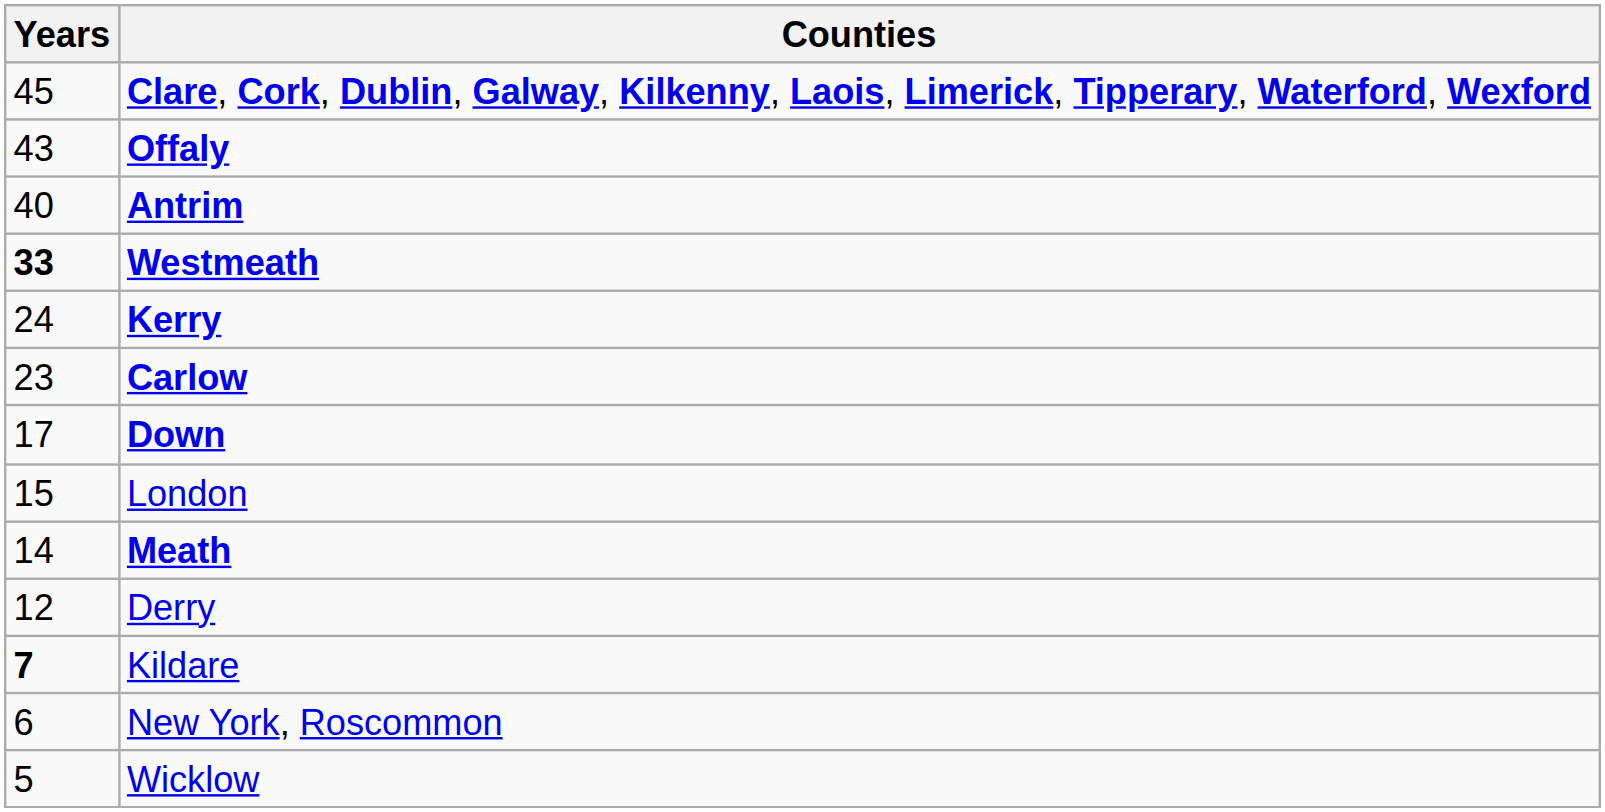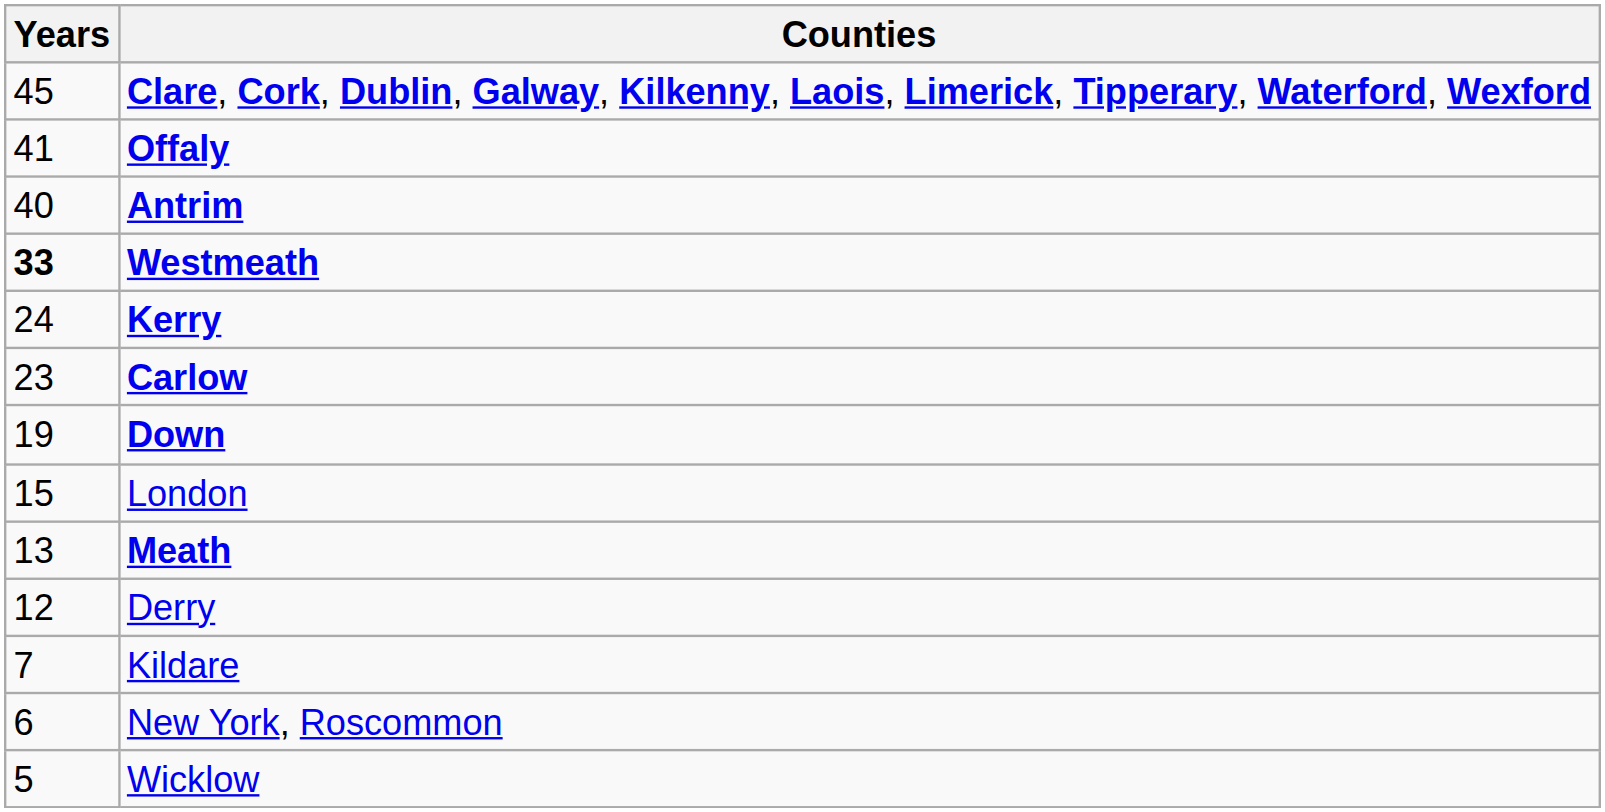(34, 149) 43 -> (34, 149) 41
(34, 435) 17 -> (34, 435) 19
(34, 549) 14 -> (34, 549) 13
(24, 664) bold -> (24, 664) normal
